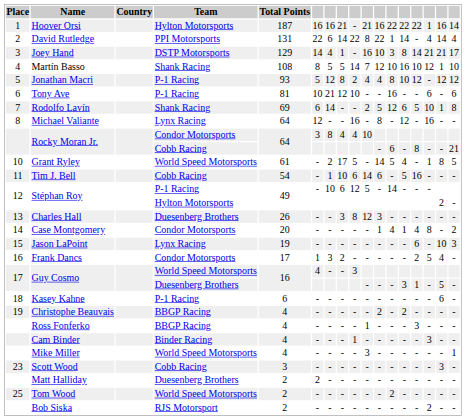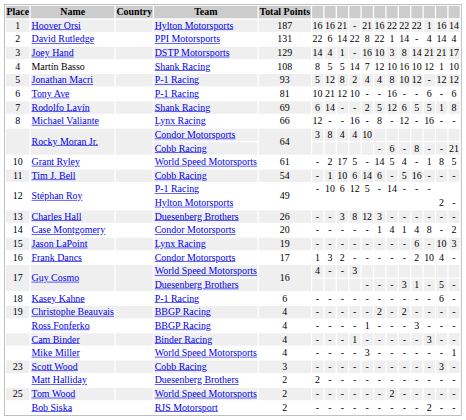(429, 107) 10 -> (429, 107) 5
(285, 121) 64 -> (285, 121) 66
(429, 257) 5 -> (429, 257) 10
